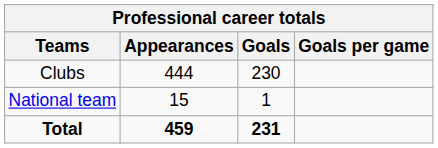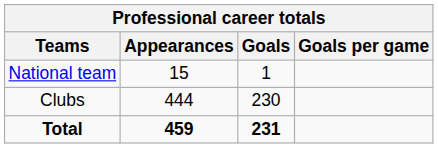rows swapped: (62, 73) <-> (62, 101)
